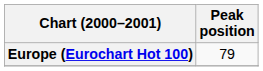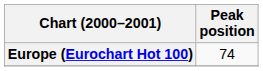(227, 54) 79 -> (227, 54) 74
